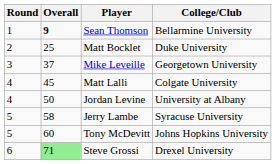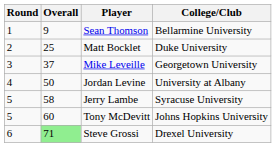(46, 30) bold -> (46, 30) normal
- row: (105, 82)
